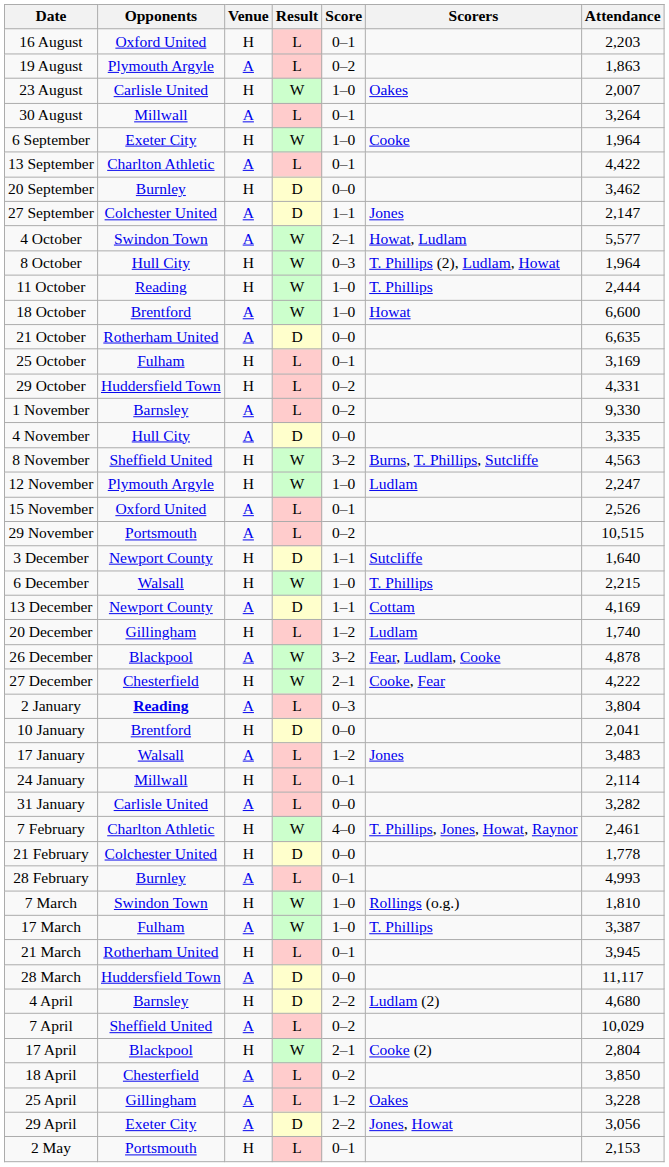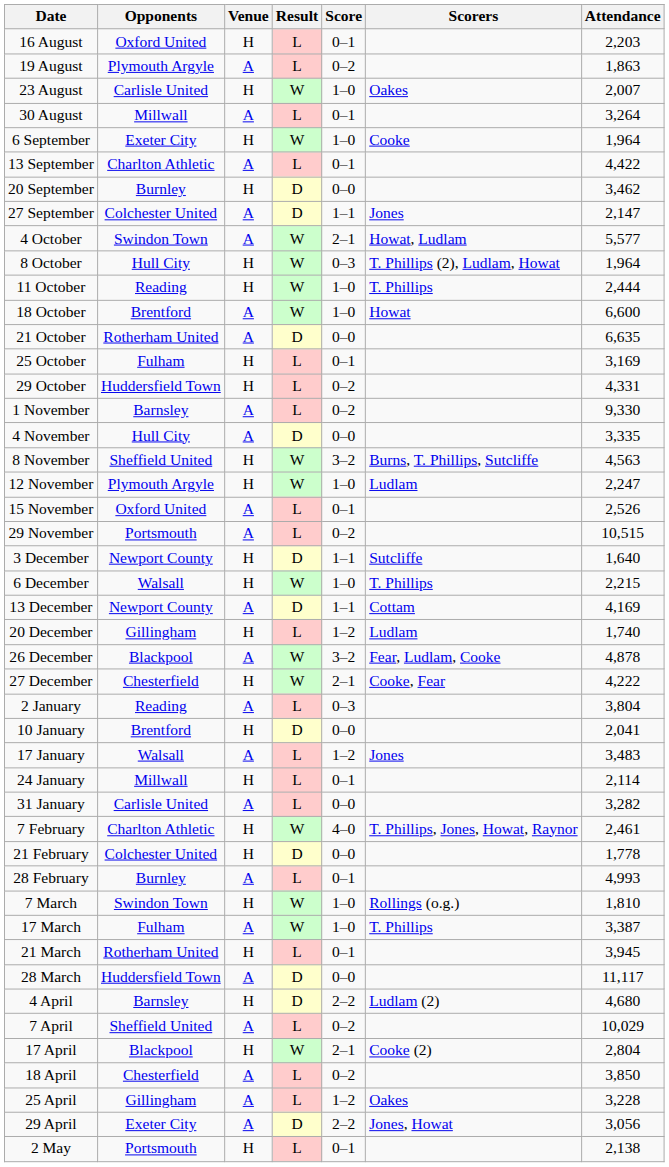(161, 705) bold -> (161, 705) normal
(623, 1149) 2,153 -> (623, 1149) 2,138
